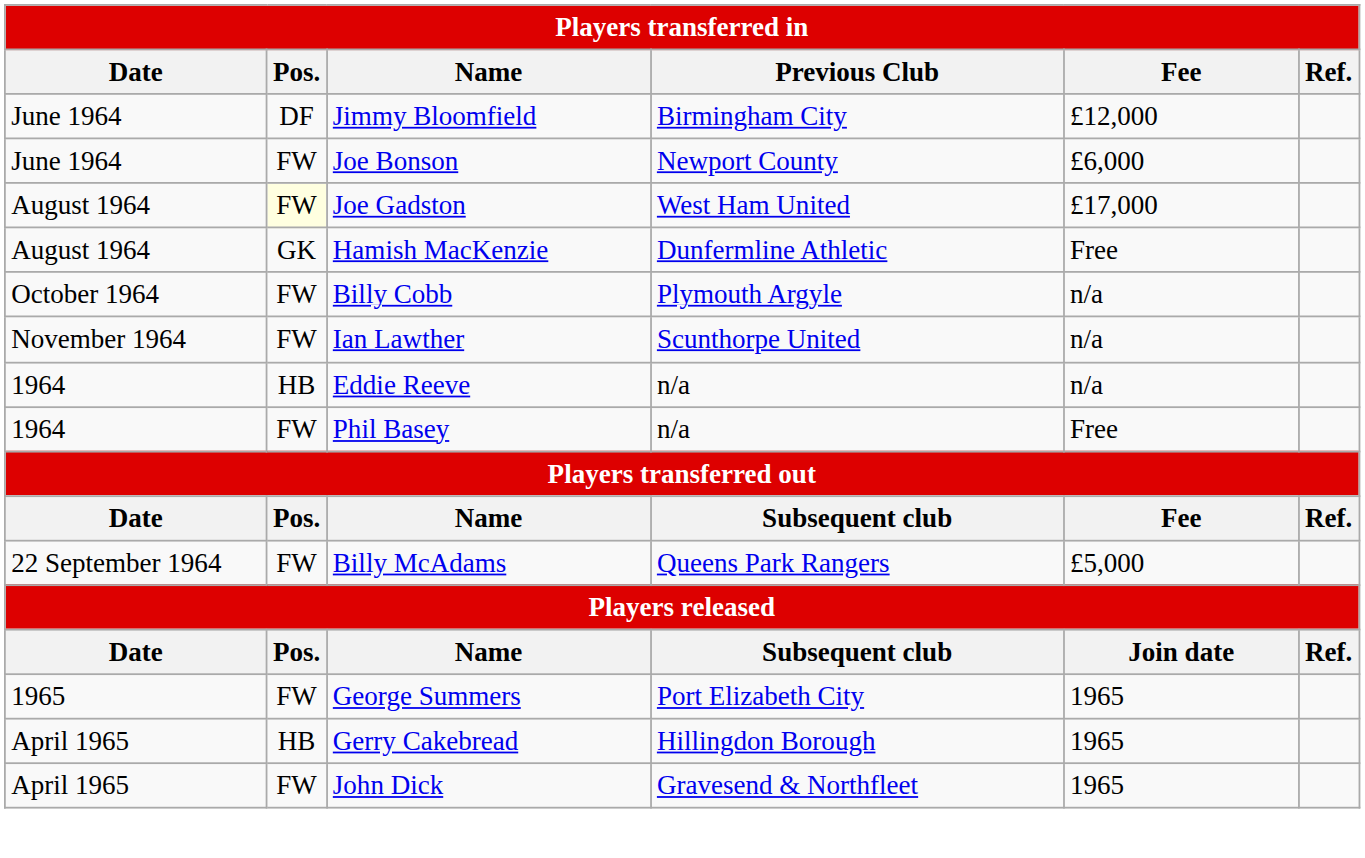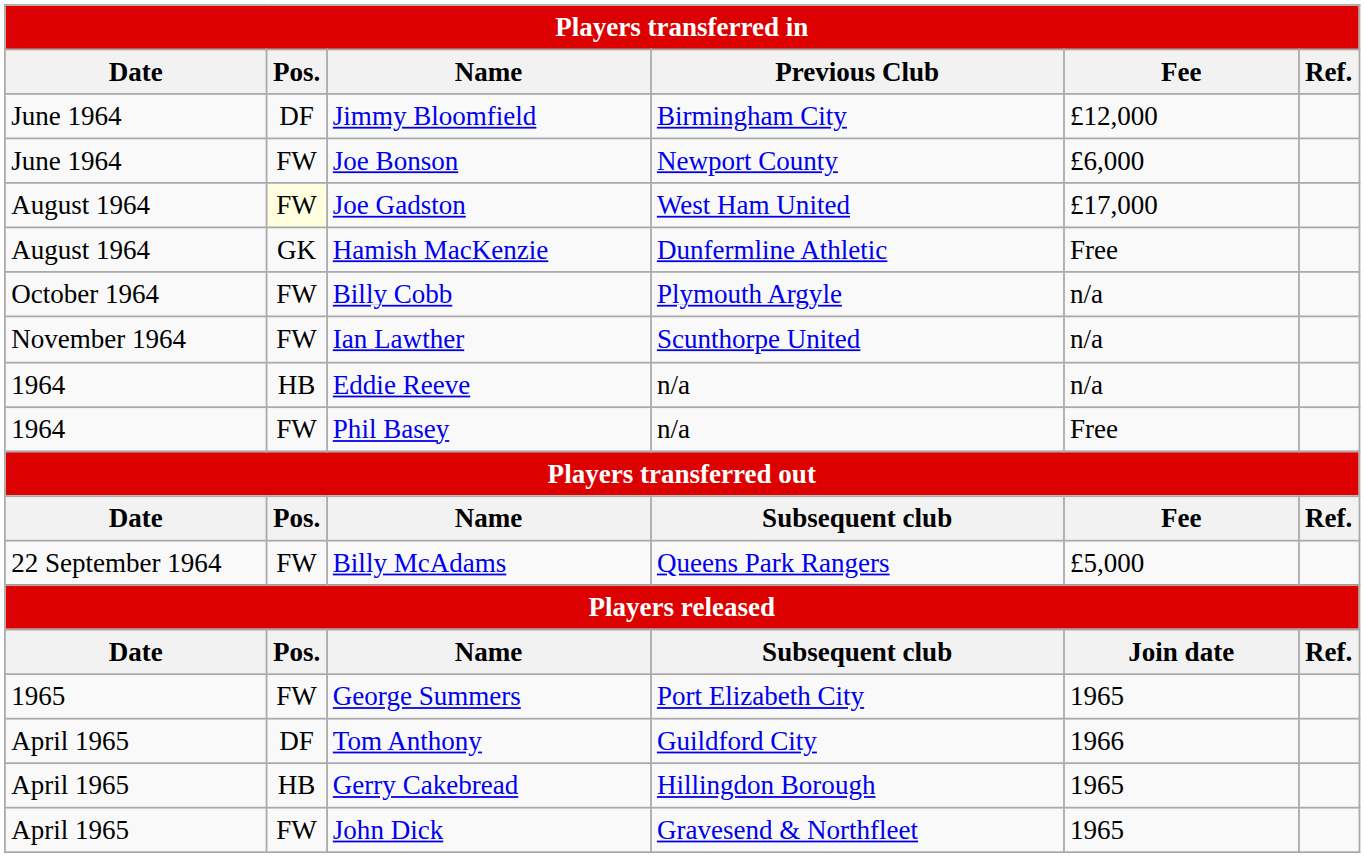+ row: (407, 740)
